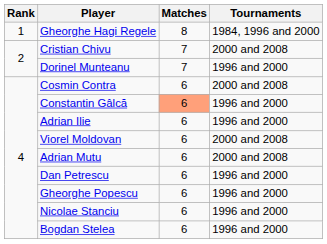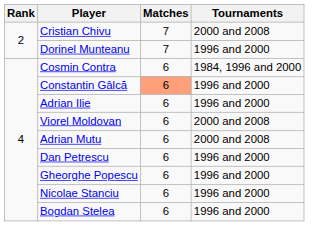- row: (98, 31)
(250, 85) 2000 and 2008 -> (248, 67) 1984, 1996 and 2000
